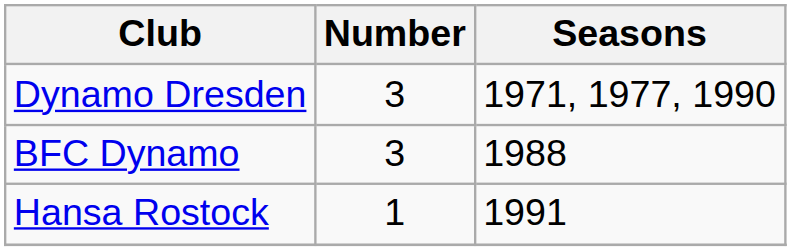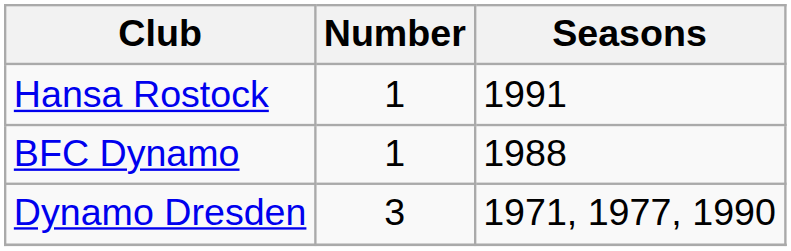rows swapped: (160, 93) <-> (141, 213)
(395, 153) 3 -> (395, 153) 1
